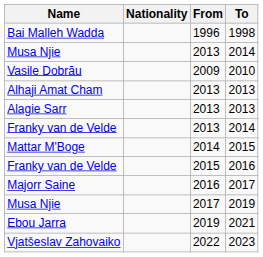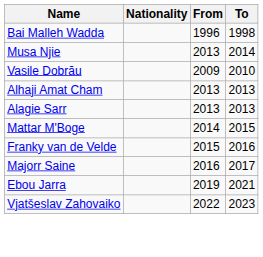- row: (62, 128)
- row: (34, 204)
